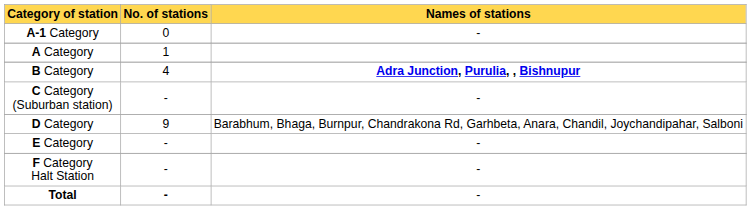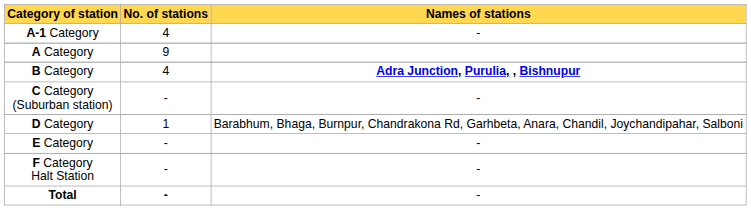(166, 33) 0 -> (166, 33) 4
(166, 52) 1 -> (166, 52) 9
(166, 124) 9 -> (166, 124) 1
